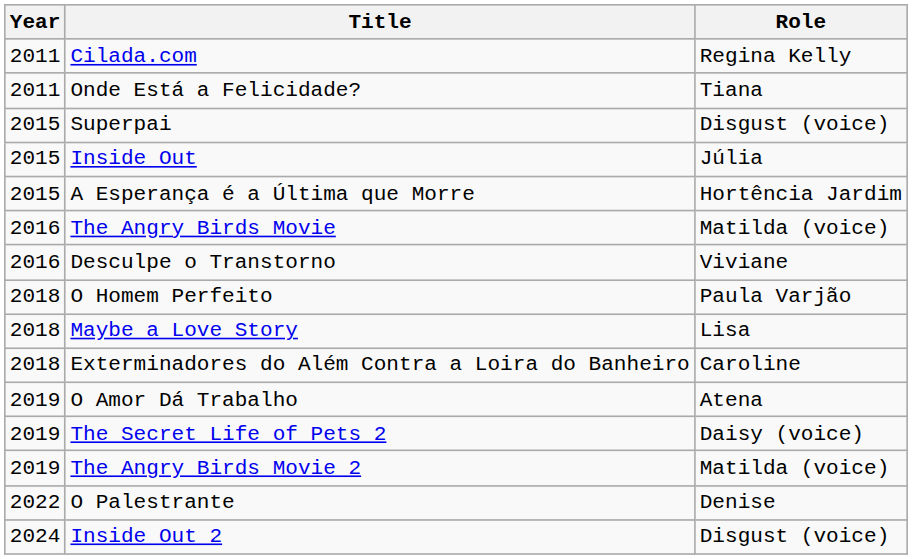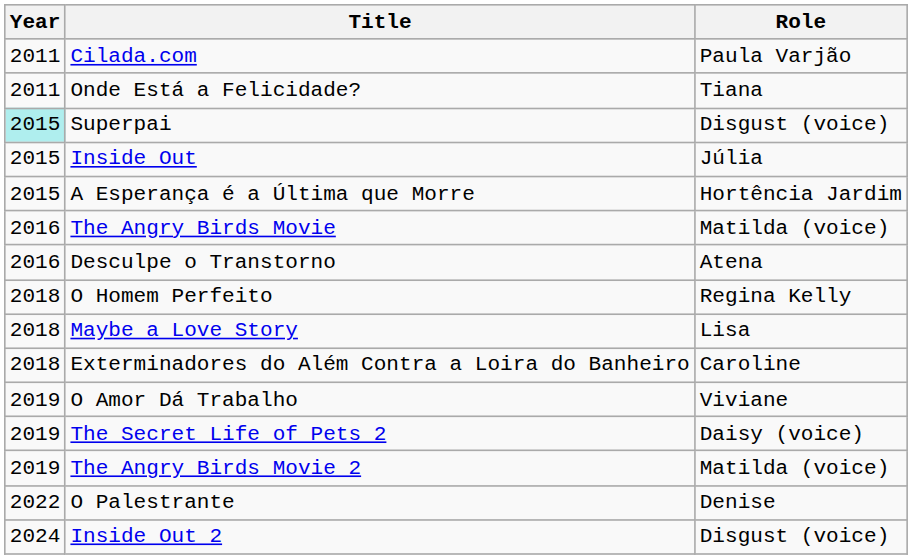(776, 56) Regina Kelly -> (776, 56) Paula Varjão
(35, 125) no background -> (35, 125) paleturquoise background
(744, 262) Viviane -> (731, 262) Atena
(776, 297) Paula Varjão -> (776, 297) Regina Kelly
(731, 400) Atena -> (744, 400) Viviane
